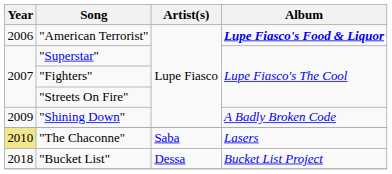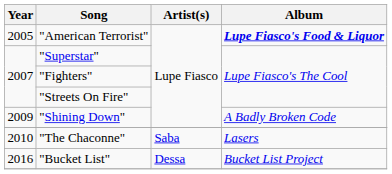(20, 35) 2006 -> (20, 35) 2005
(20, 138) khaki background -> (20, 138) no background
(20, 158) 2018 -> (20, 158) 2016
